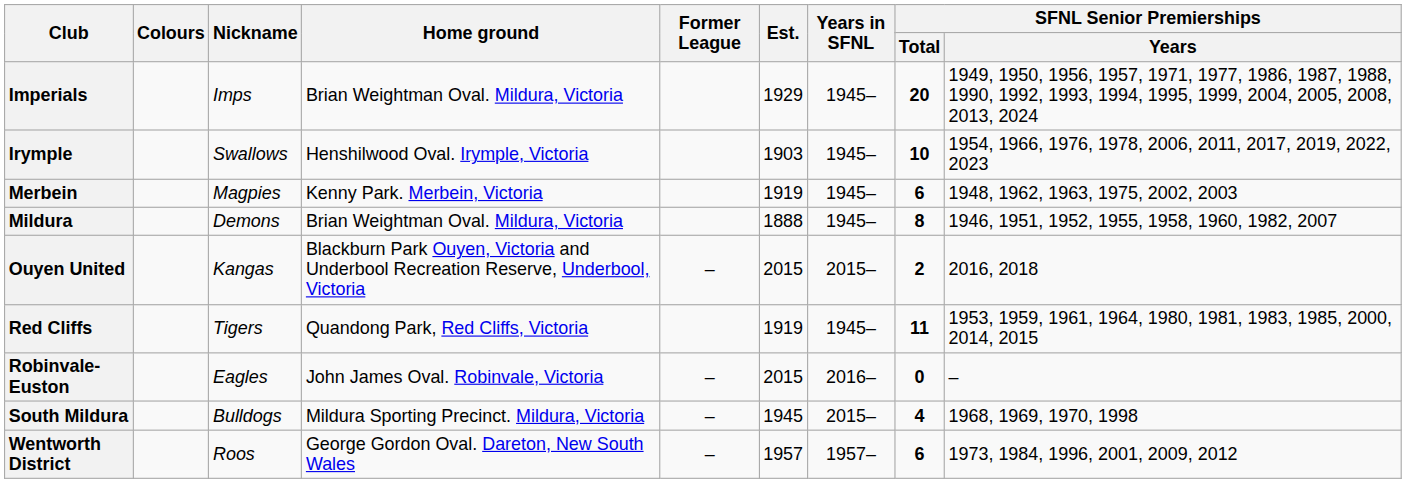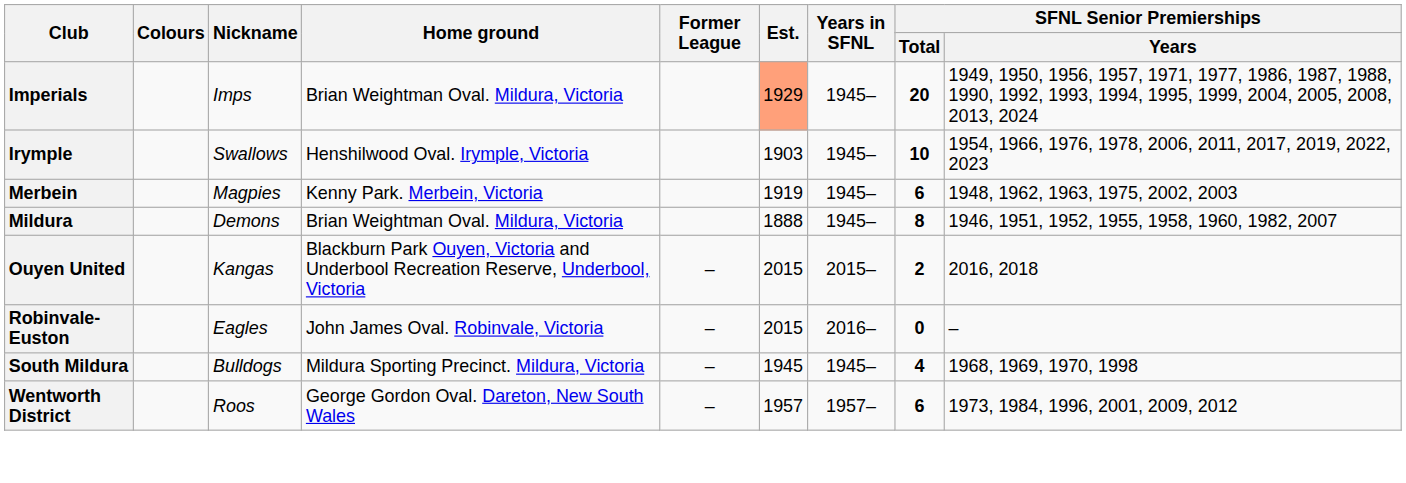(783, 95) no background -> (783, 95) lightsalmon background
- row: (51, 328)
(851, 415) 2015– -> (851, 367) 1945–
